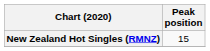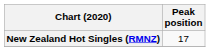(183, 38) 15 -> (183, 38) 17
